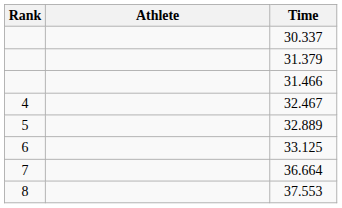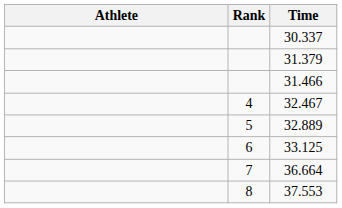columns swapped: (25, 15) <-> (158, 15)
